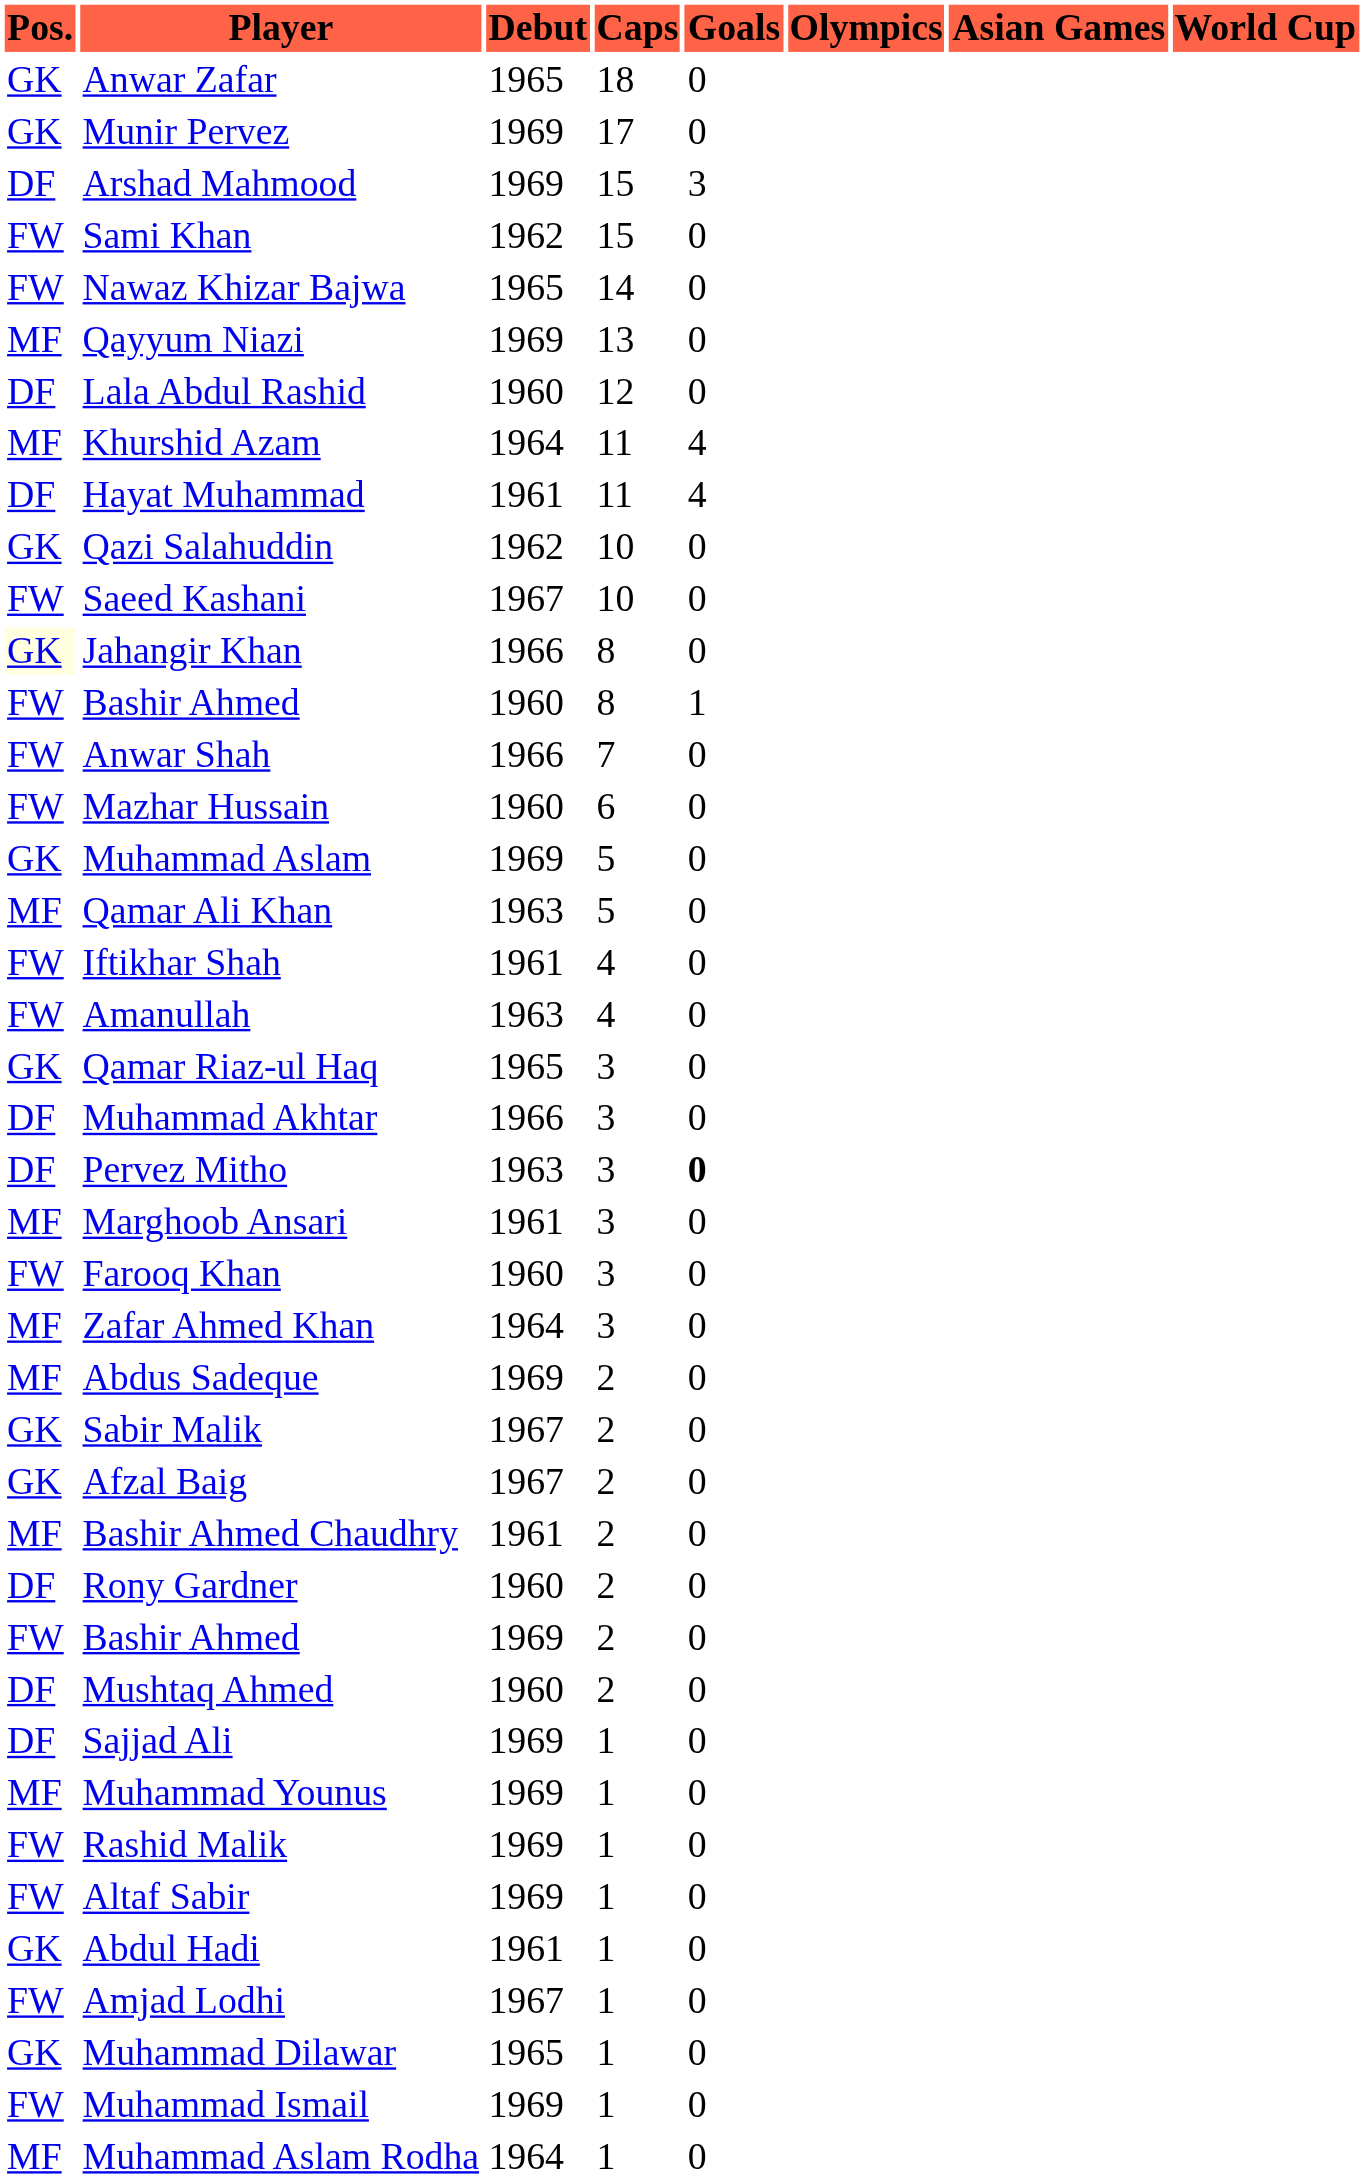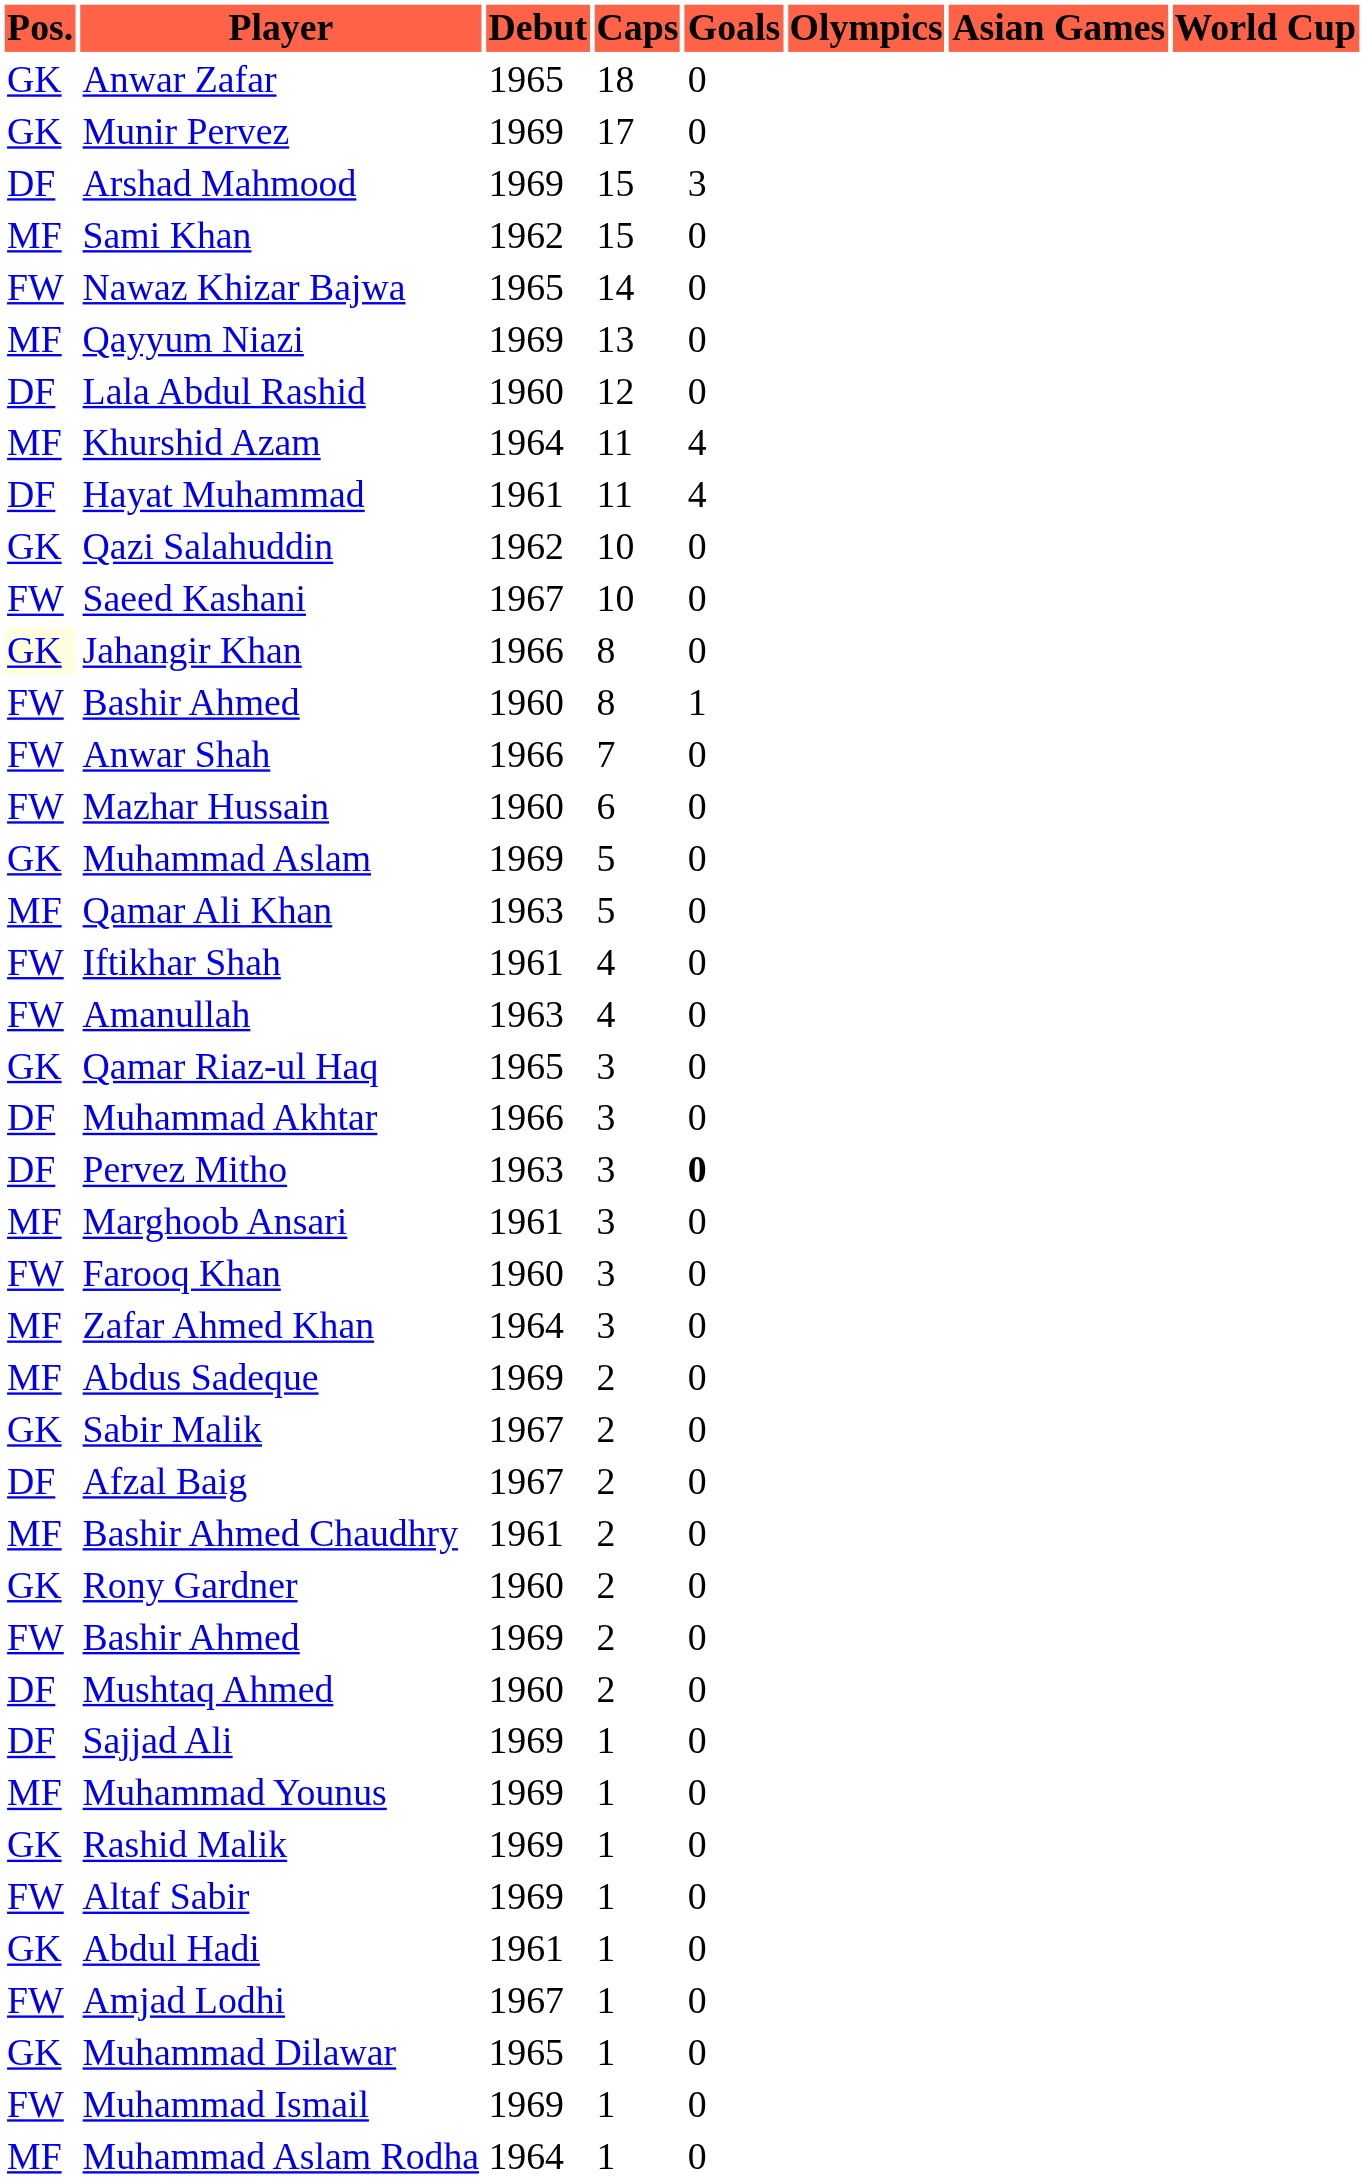(35, 235) FW -> (34, 235) MF
(34, 1481) GK -> (31, 1481) DF
(31, 1585) DF -> (34, 1585) GK
(35, 1844) FW -> (34, 1844) GK
